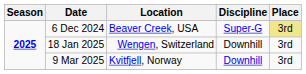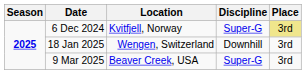(154, 28) Beaver Creek, USA -> (145, 28) Kvitfjell, Norway
(145, 61) Kvitfjell, Norway -> (154, 61) Beaver Creek, USA
(243, 61) Downhill -> (243, 61) Super-G
